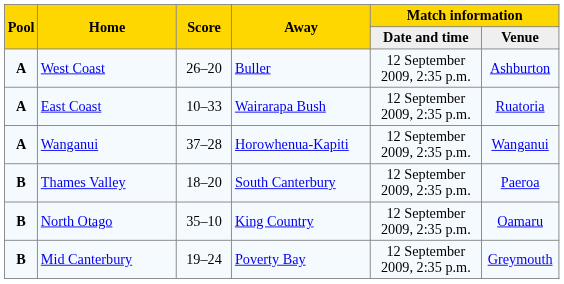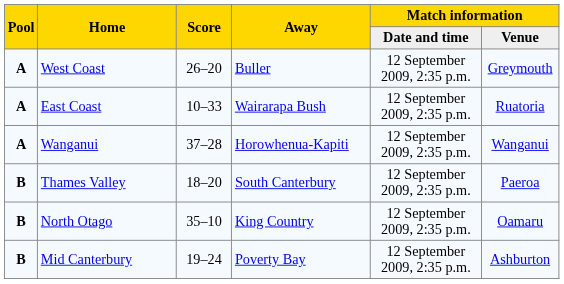(520, 68) Ashburton -> (520, 68) Greymouth
(520, 259) Greymouth -> (520, 259) Ashburton
